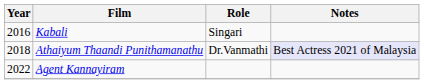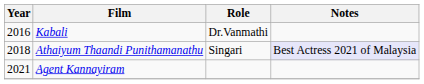(225, 32) Singari -> (238, 32) Dr.Vanmathi
(238, 50) Dr.Vanmathi -> (225, 50) Singari
(19, 69) 2022 -> (19, 69) 2021
